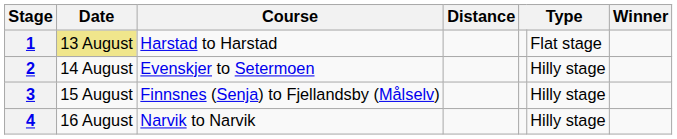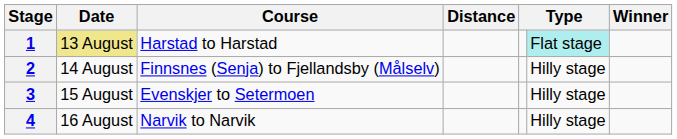(566, 43) no background -> (566, 43) paleturquoise background
(227, 69) Evenskjer to Setermoen -> (290, 69) Finnsnes (Senja) to Fjellandsby (Målselv)
(290, 95) Finnsnes (Senja) to Fjellandsby (Målselv) -> (227, 95) Evenskjer to Setermoen
